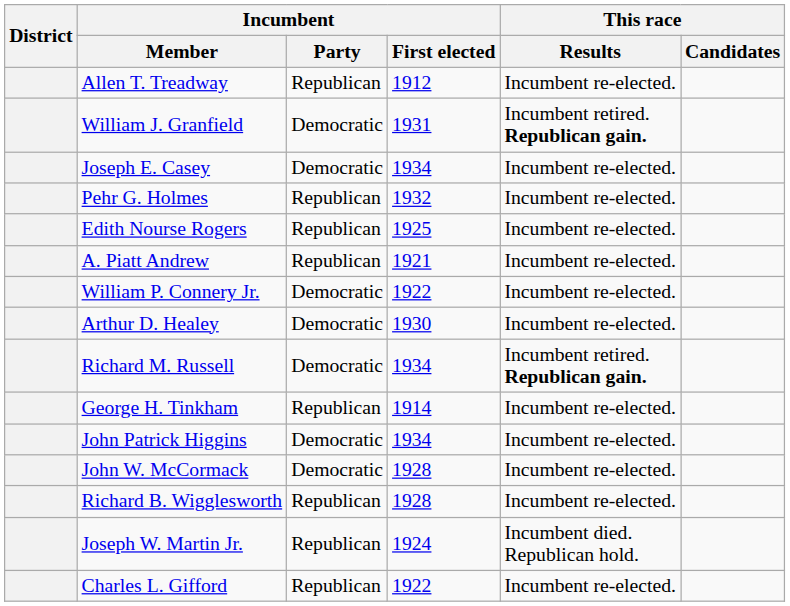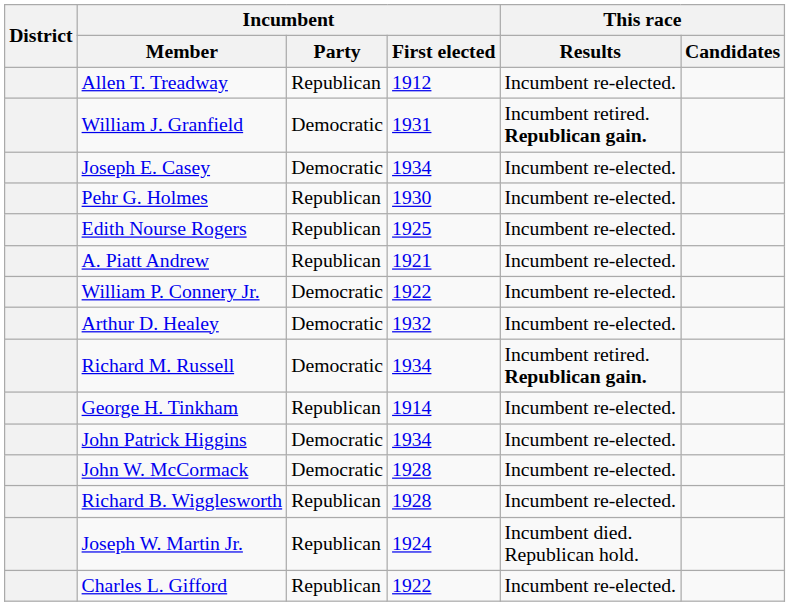(412, 198) 1932 -> (412, 198) 1930
(412, 323) 1930 -> (412, 323) 1932
